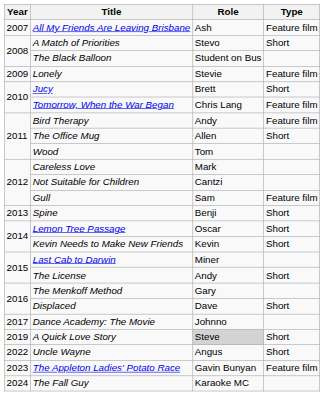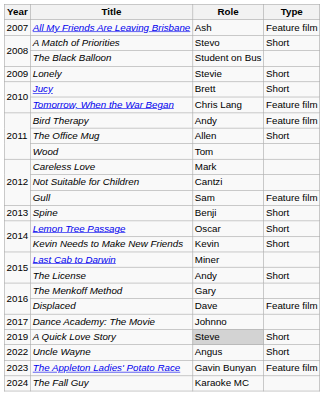(292, 74) Feature film -> (278, 74) Short
(278, 306) Short -> (292, 306) Feature film
